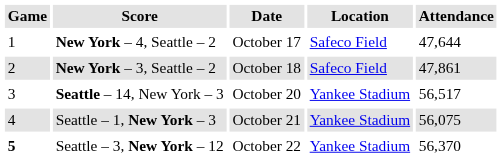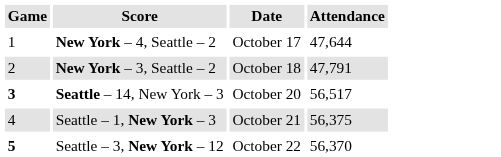- column: (360, 16)
(440, 68) 47,861 -> (331, 68) 47,791
(12, 94) normal -> (12, 94) bold
(440, 120) 56,075 -> (331, 120) 56,375
